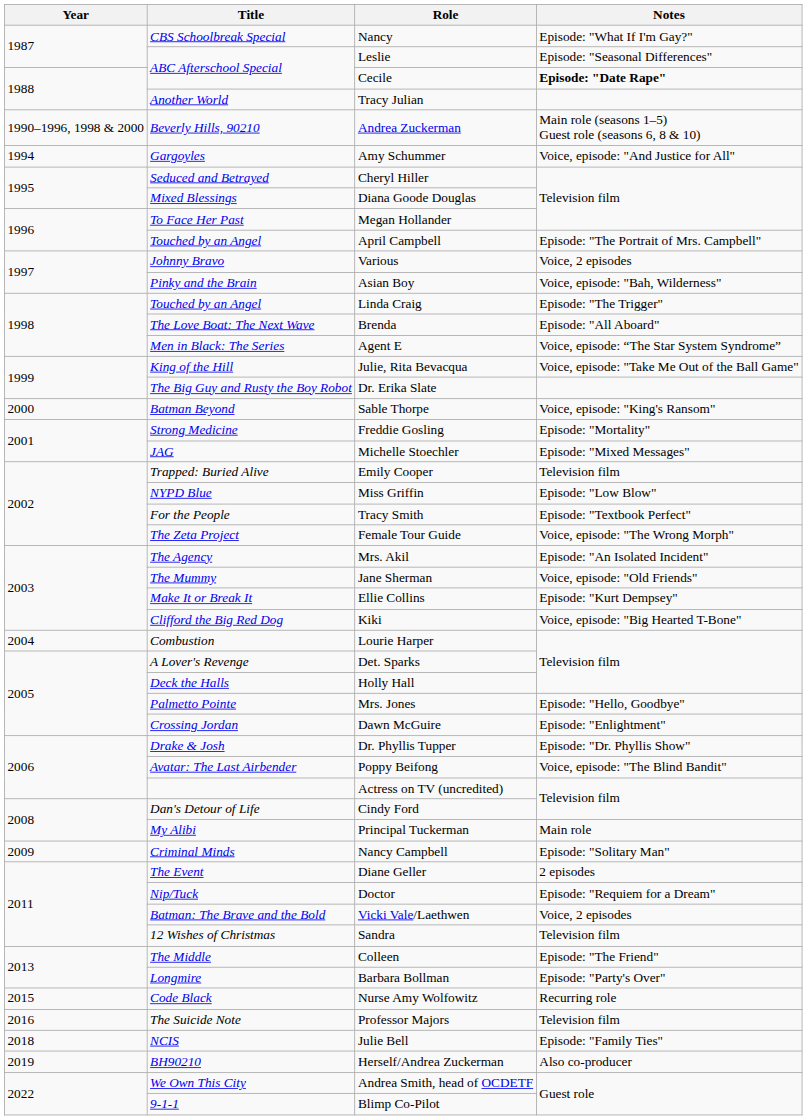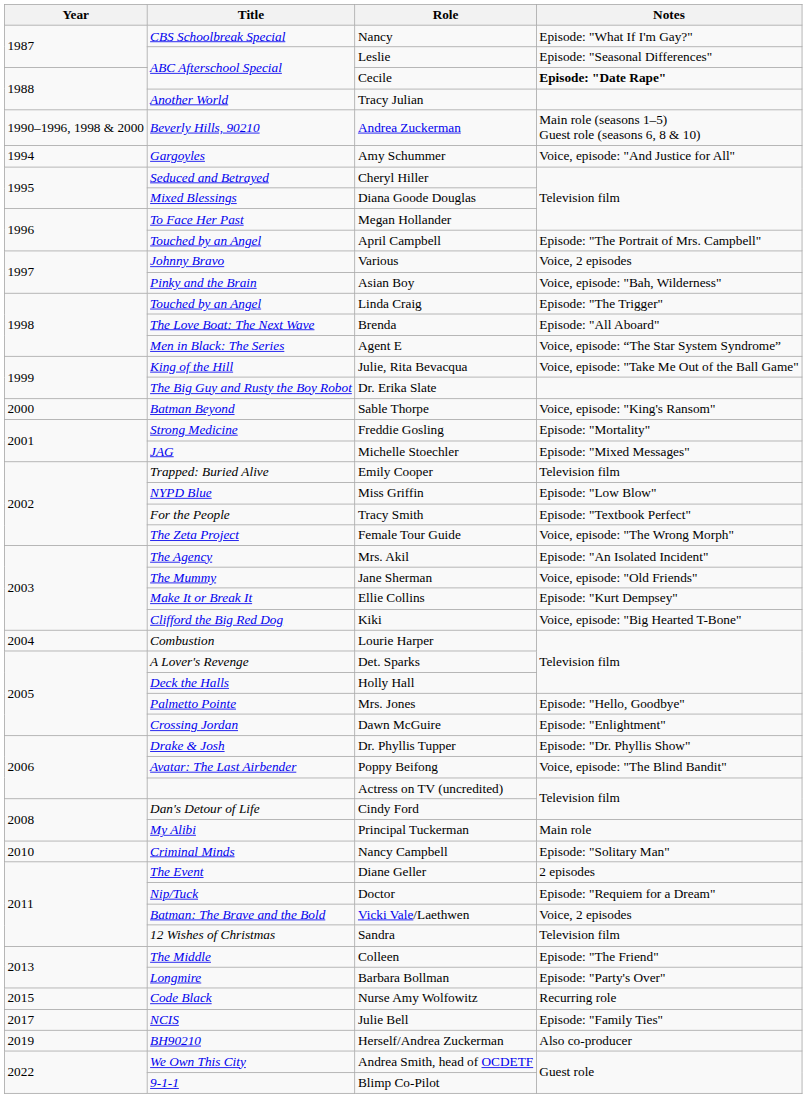(21, 851) 2009 -> (21, 851) 2010
- row: (404, 1019)
(21, 1040) 2018 -> (21, 1019) 2017
